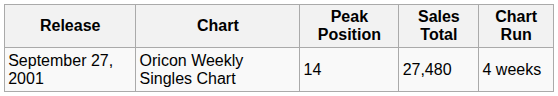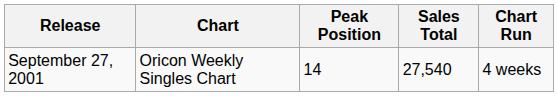(427, 69) 27,480 -> (427, 69) 27,540
